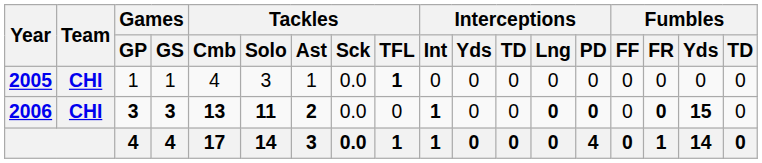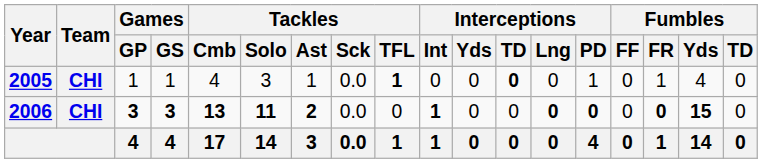(514, 81) normal -> (514, 81) bold
(593, 81) 0 -> (593, 81) 1
(661, 81) 0 -> (661, 81) 1
(701, 81) 0 -> (701, 81) 4
